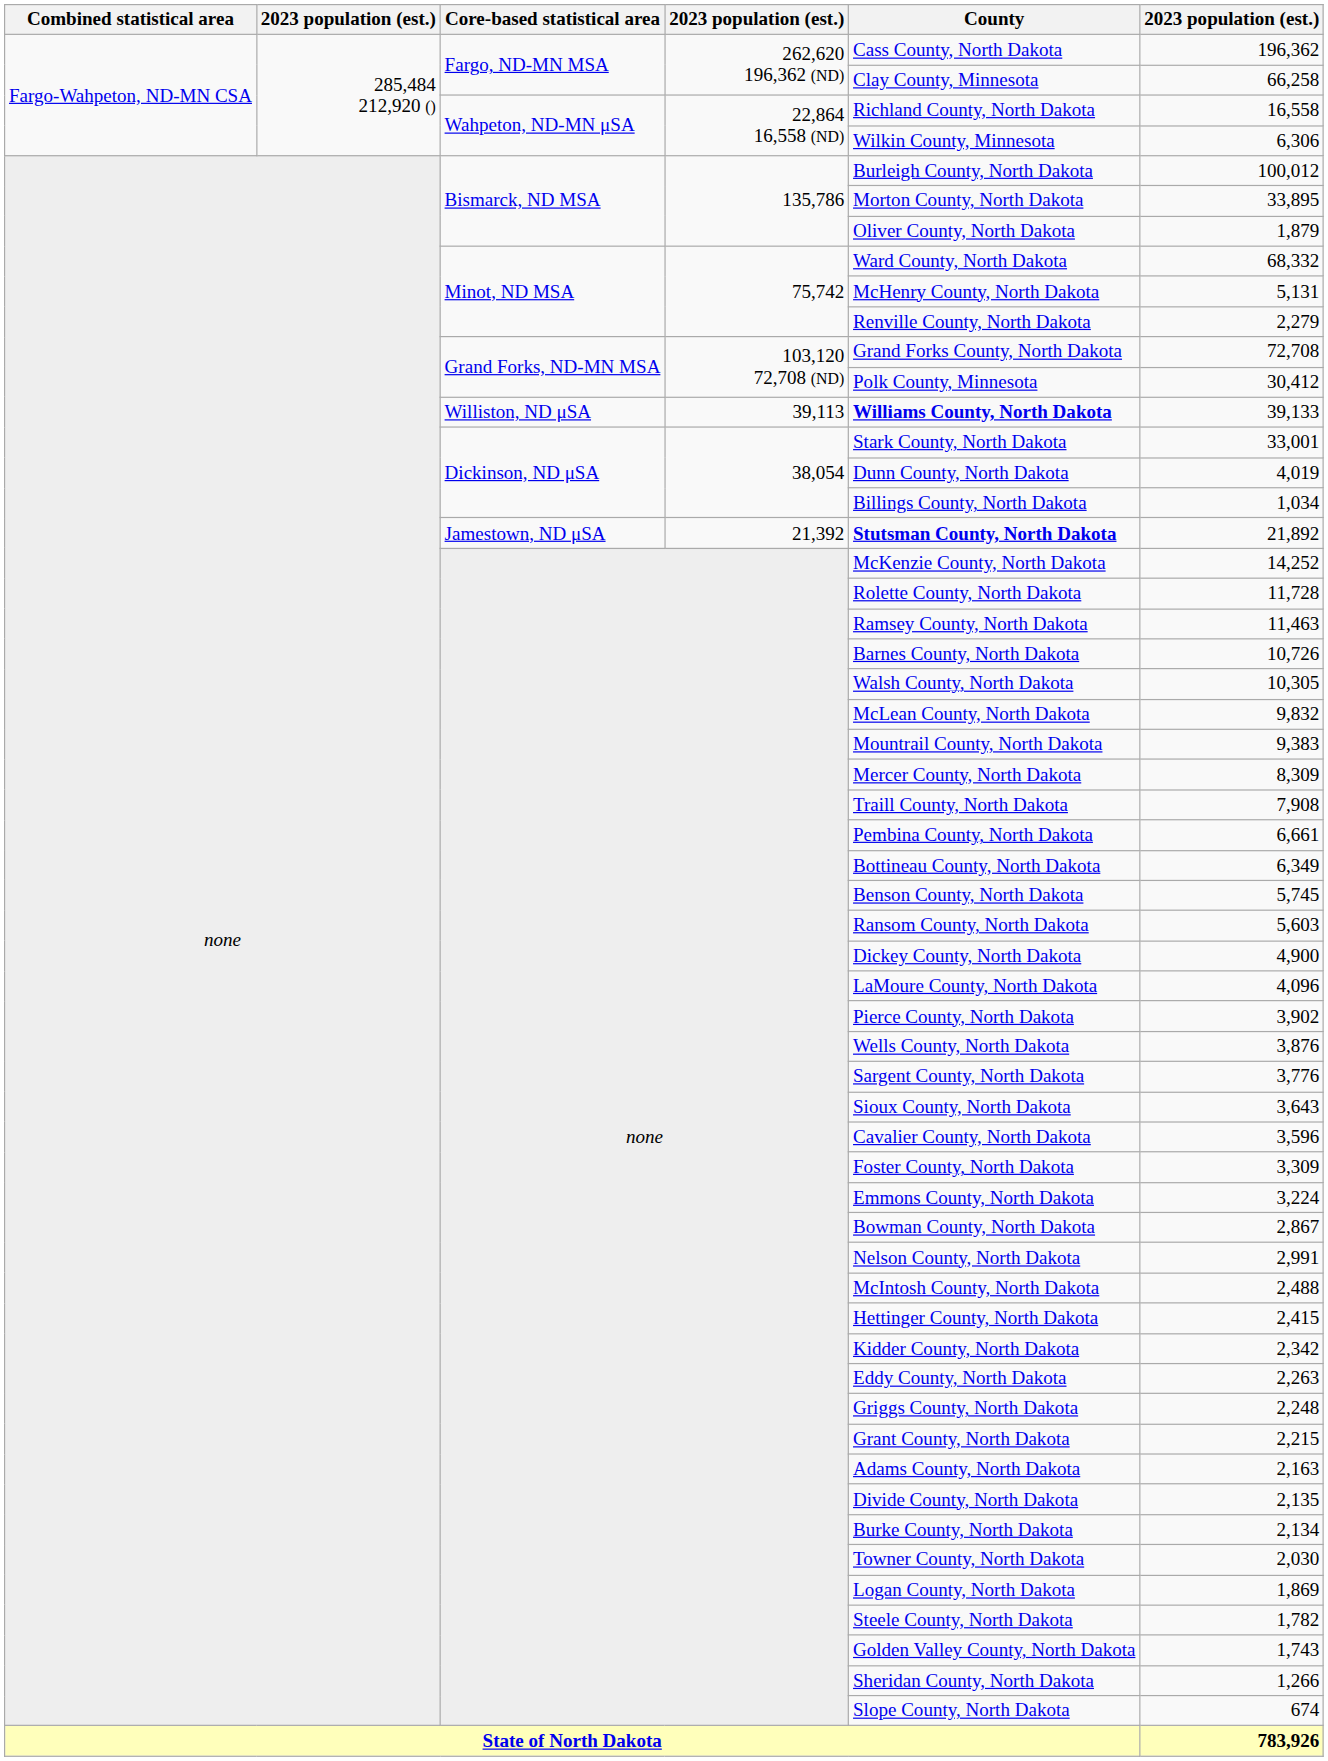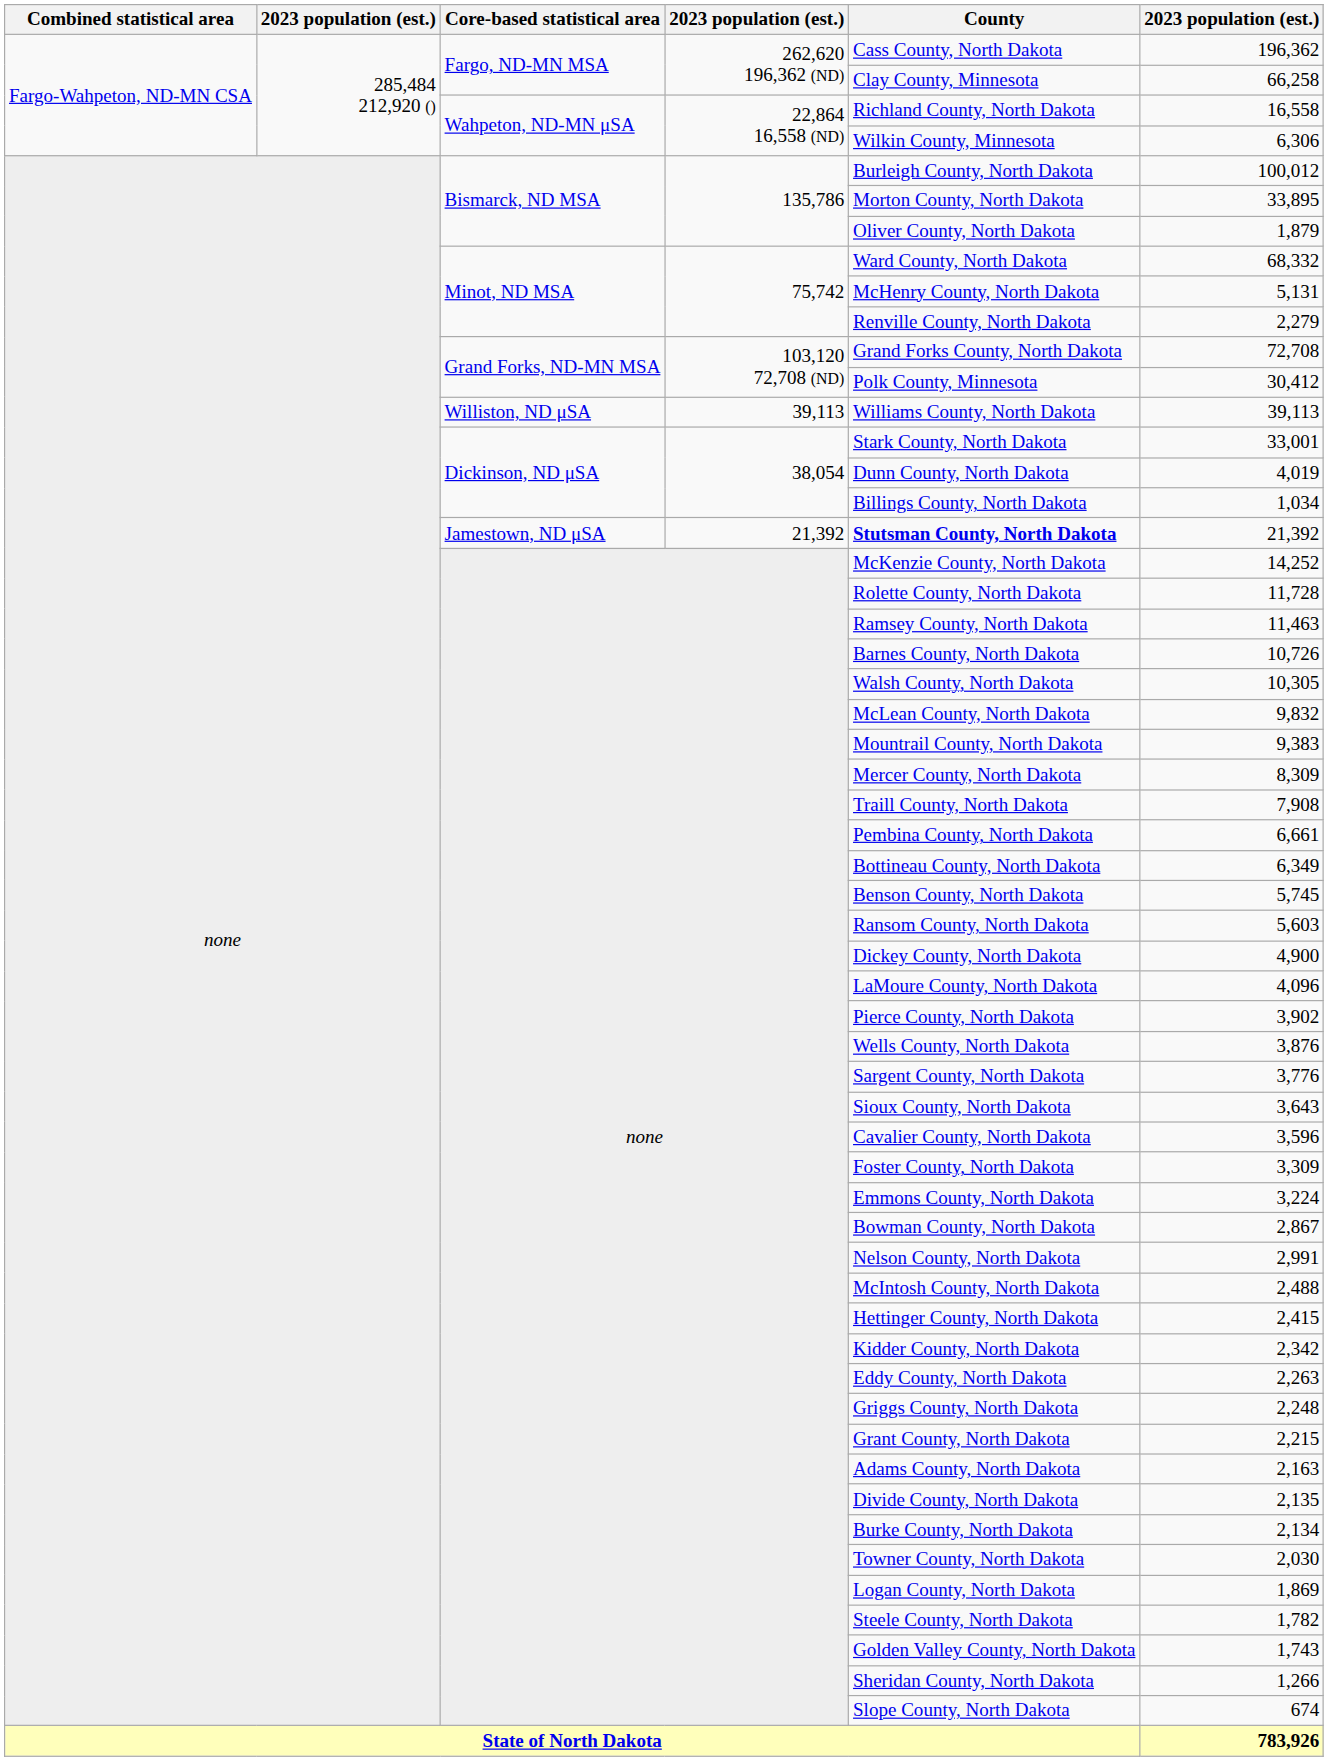(982, 412) bold -> (974, 412) normal
(1293, 412) 39,133 -> (1293, 412) 39,113
(1293, 532) 21,892 -> (1293, 532) 21,392
